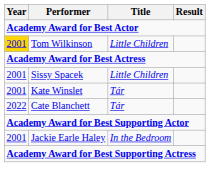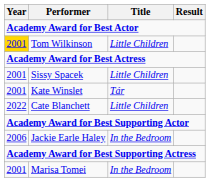(117, 106) Tár -> (139, 106) Little Children
(17, 138) 2001 -> (17, 138) 2006
+ row: (59, 169)
